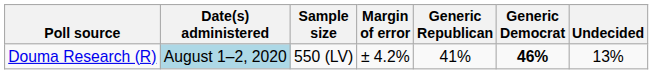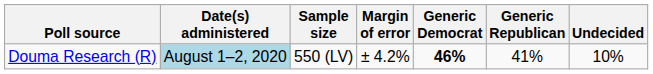columns swapped: (533, 25) <-> (455, 25)
(608, 57) 13% -> (608, 57) 10%
